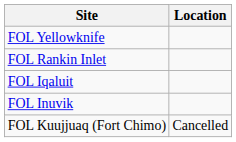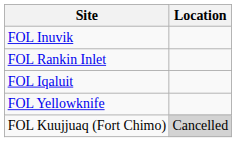rows swapped: (56, 37) <-> (40, 103)
(200, 125) no background -> (200, 125) lightgrey background
